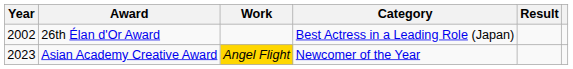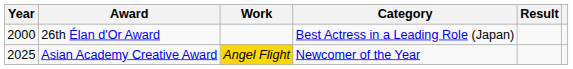(21, 34) 2002 -> (21, 34) 2000
(21, 54) 2023 -> (21, 54) 2025
